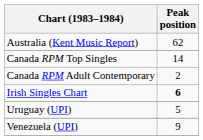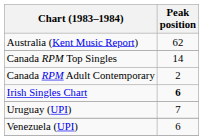(178, 110) 5 -> (178, 110) 7
(178, 127) 9 -> (178, 127) 6
